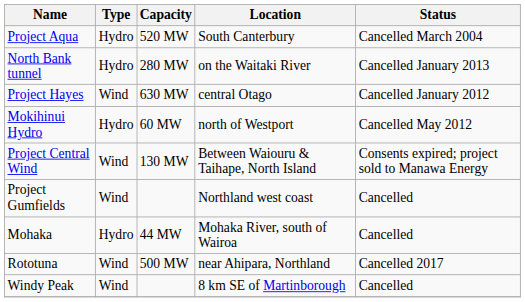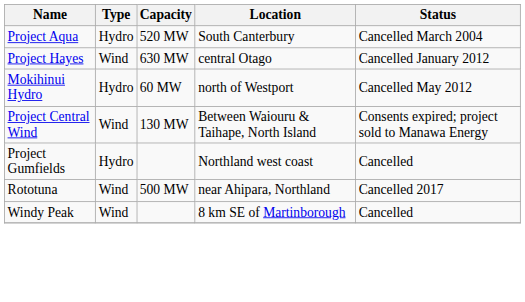- row: (39, 66)
(114, 198) Wind -> (116, 161) Hydro
- row: (30, 235)
